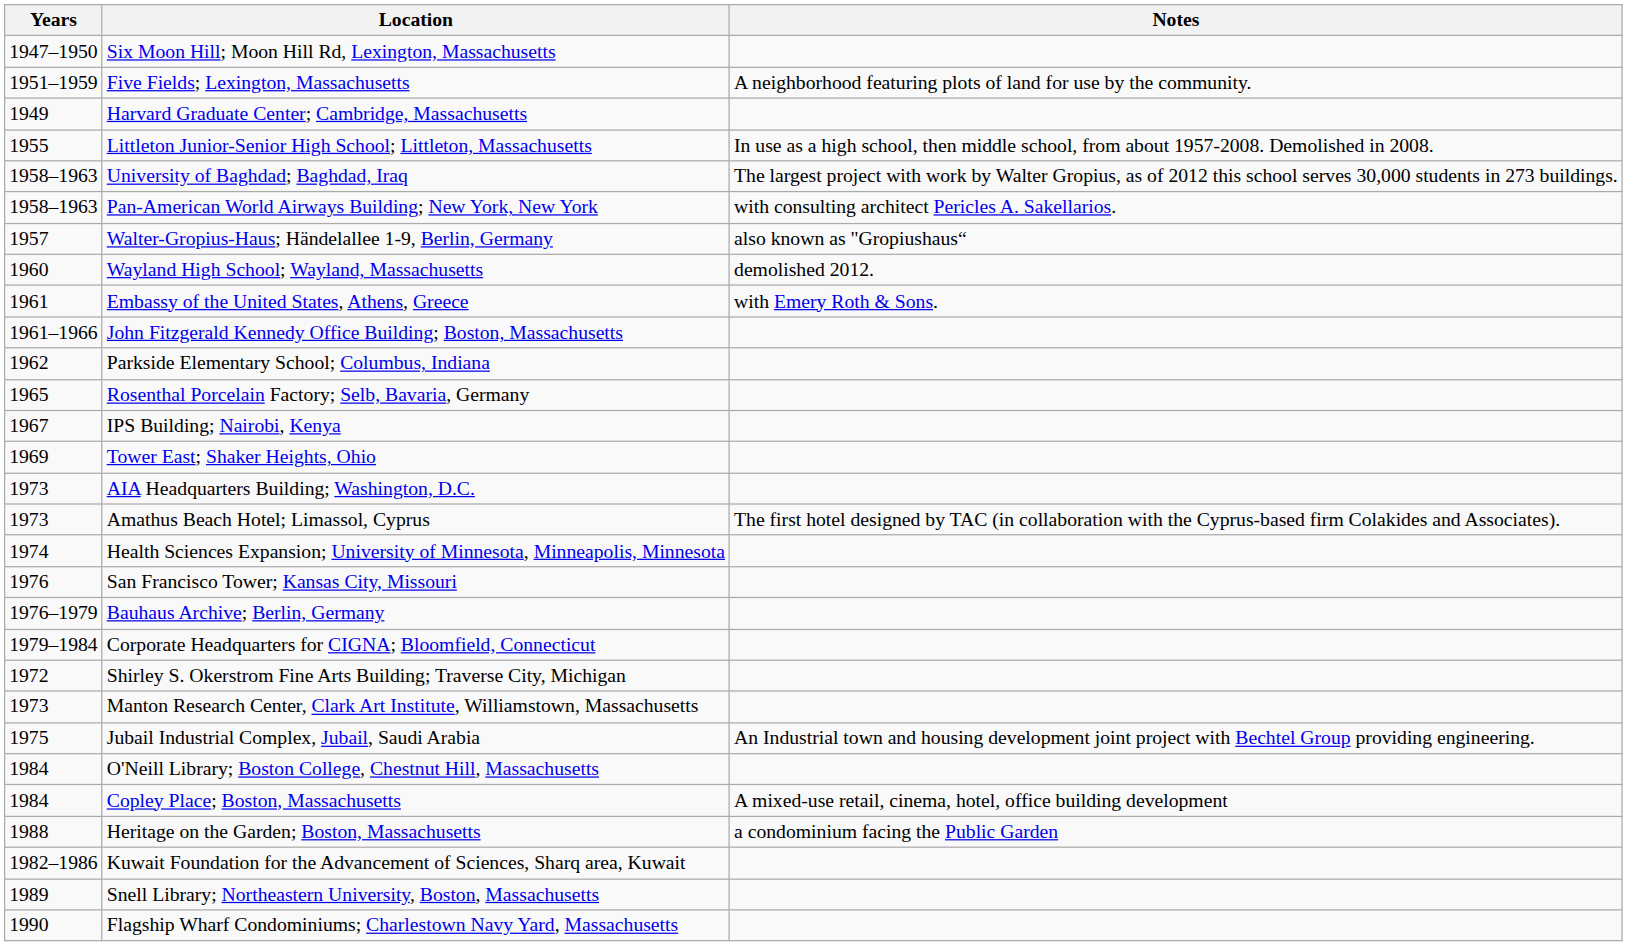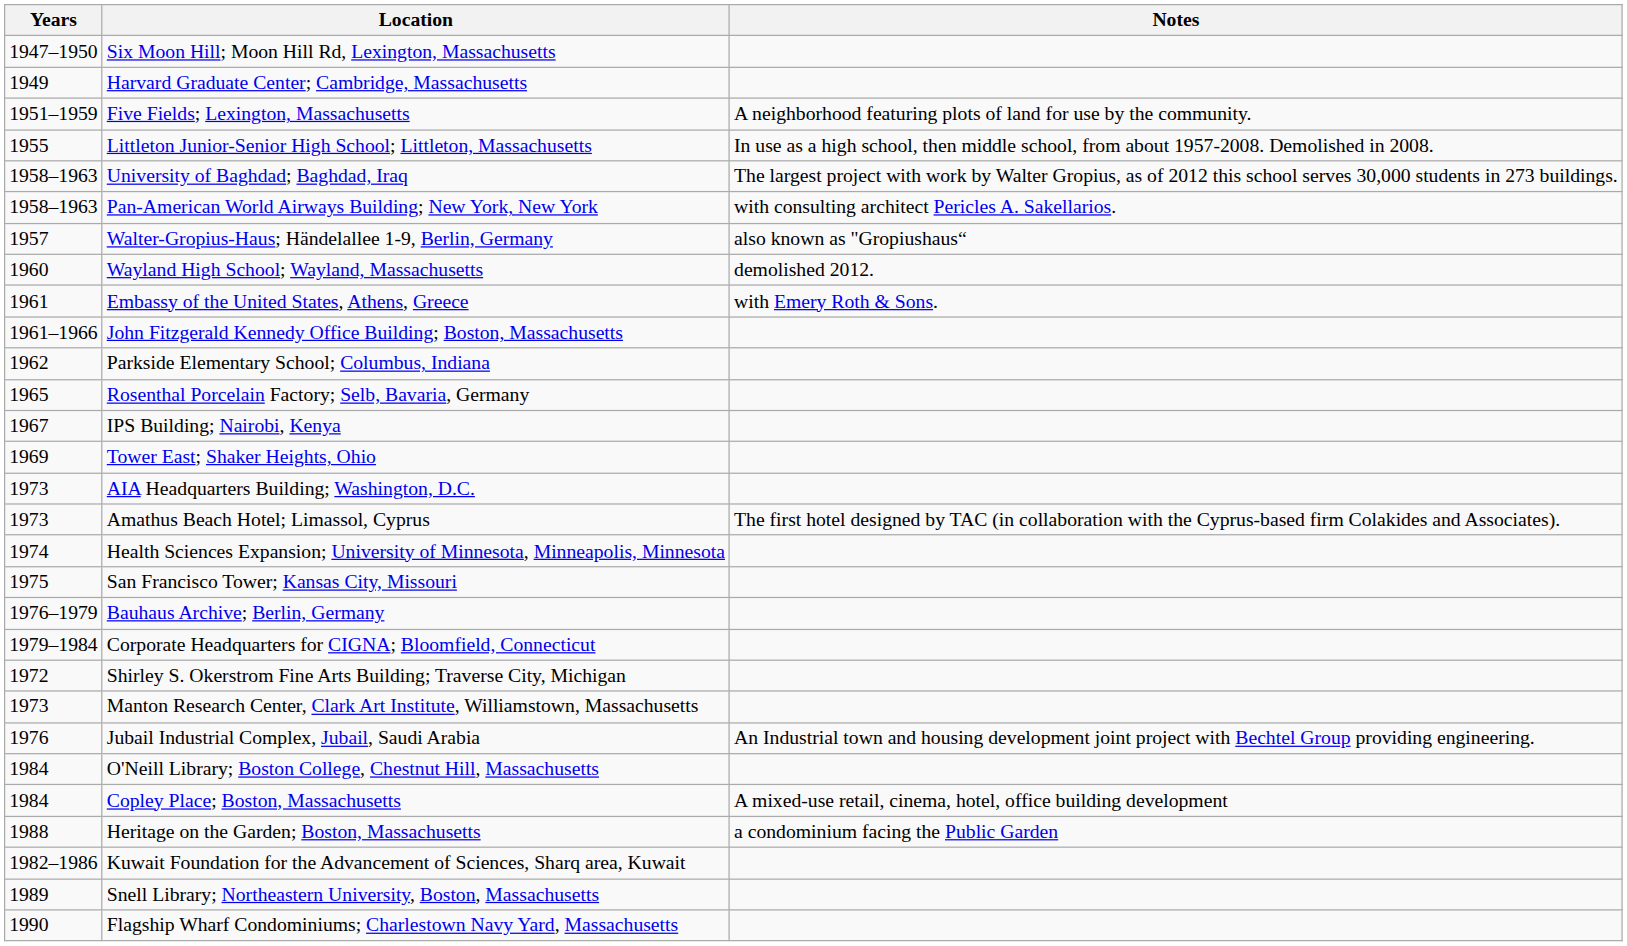rows swapped: (258, 82) <-> (317, 113)
(29, 581) 1976 -> (29, 581) 1975
(29, 737) 1975 -> (29, 737) 1976
